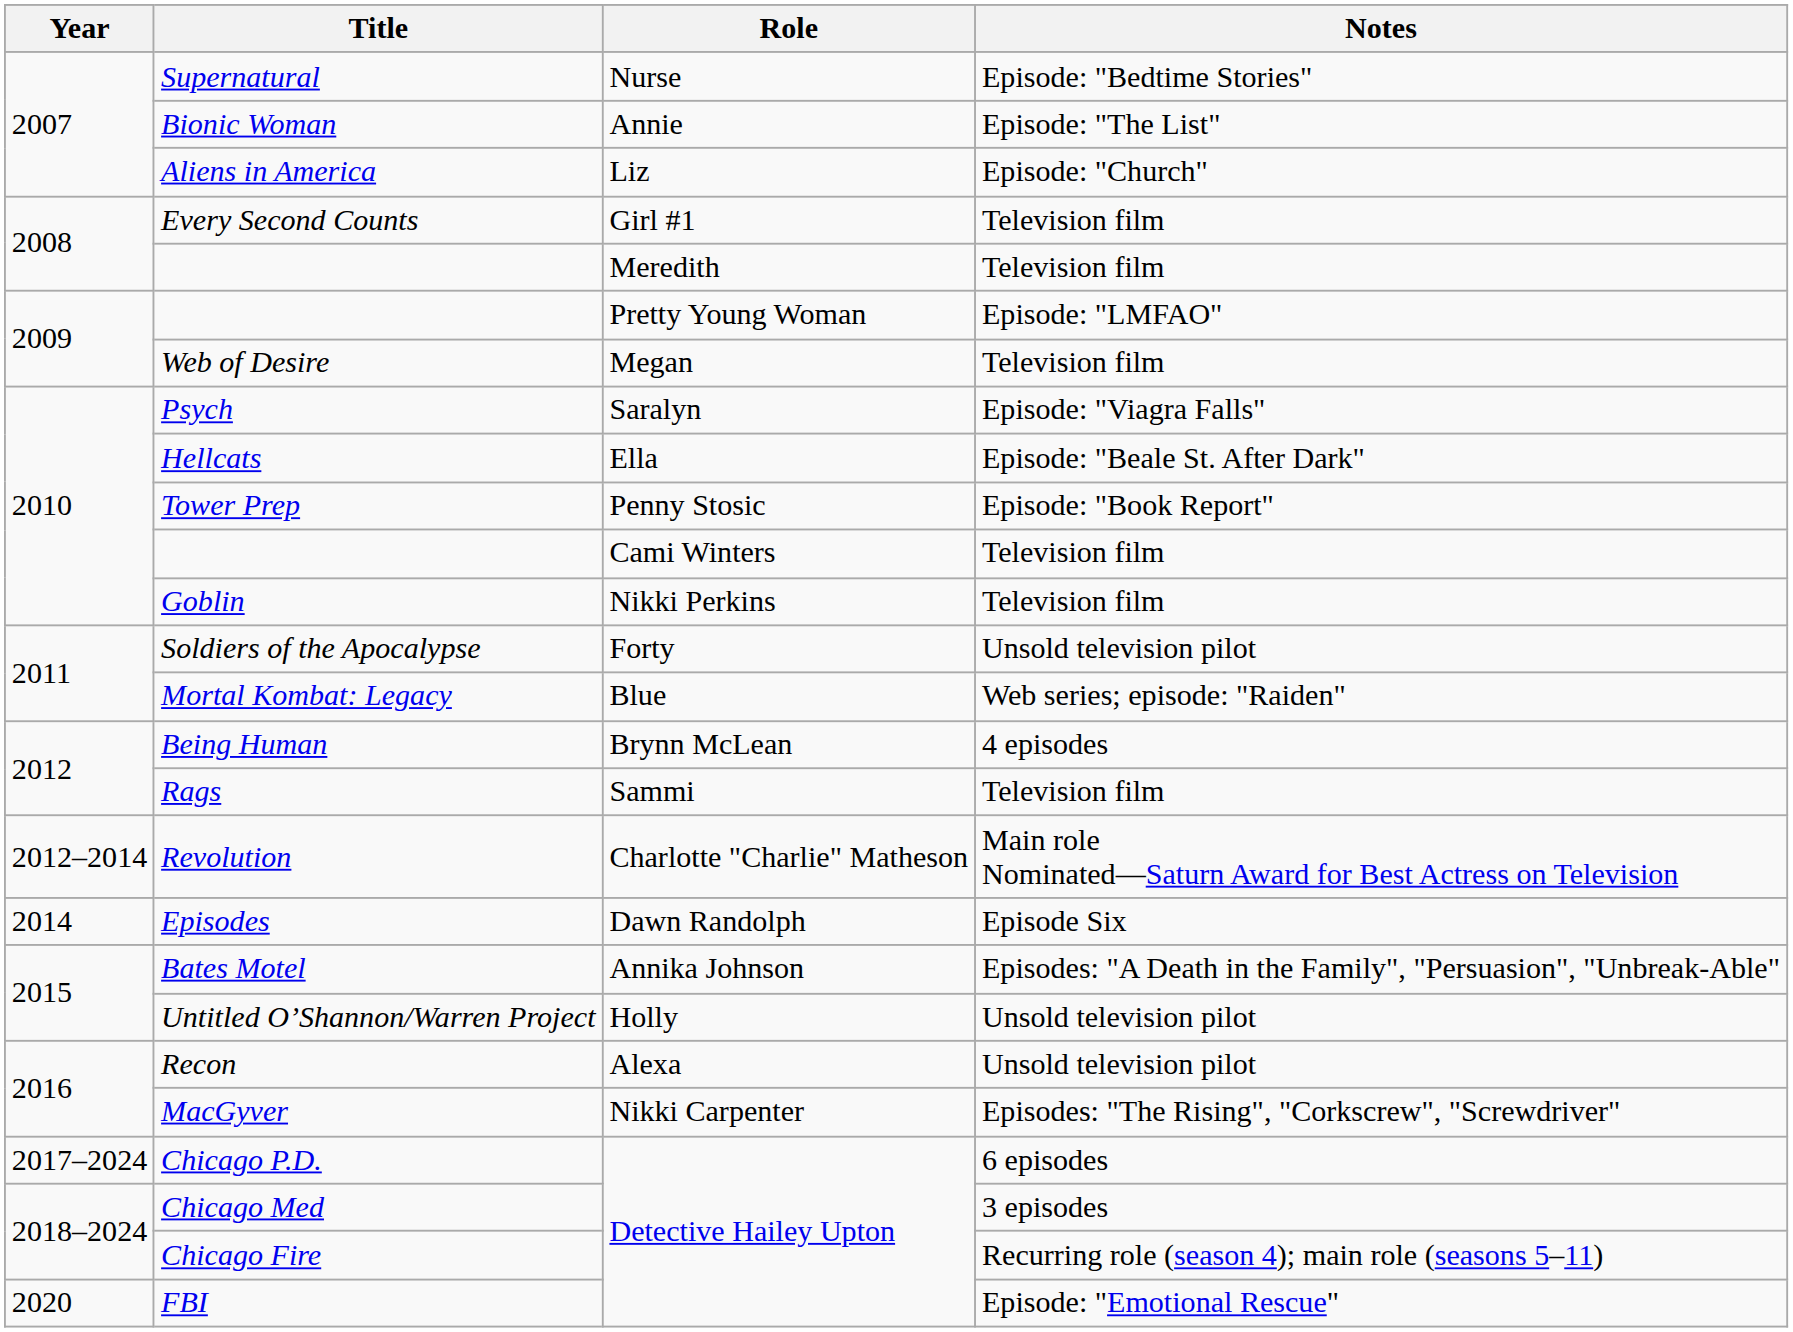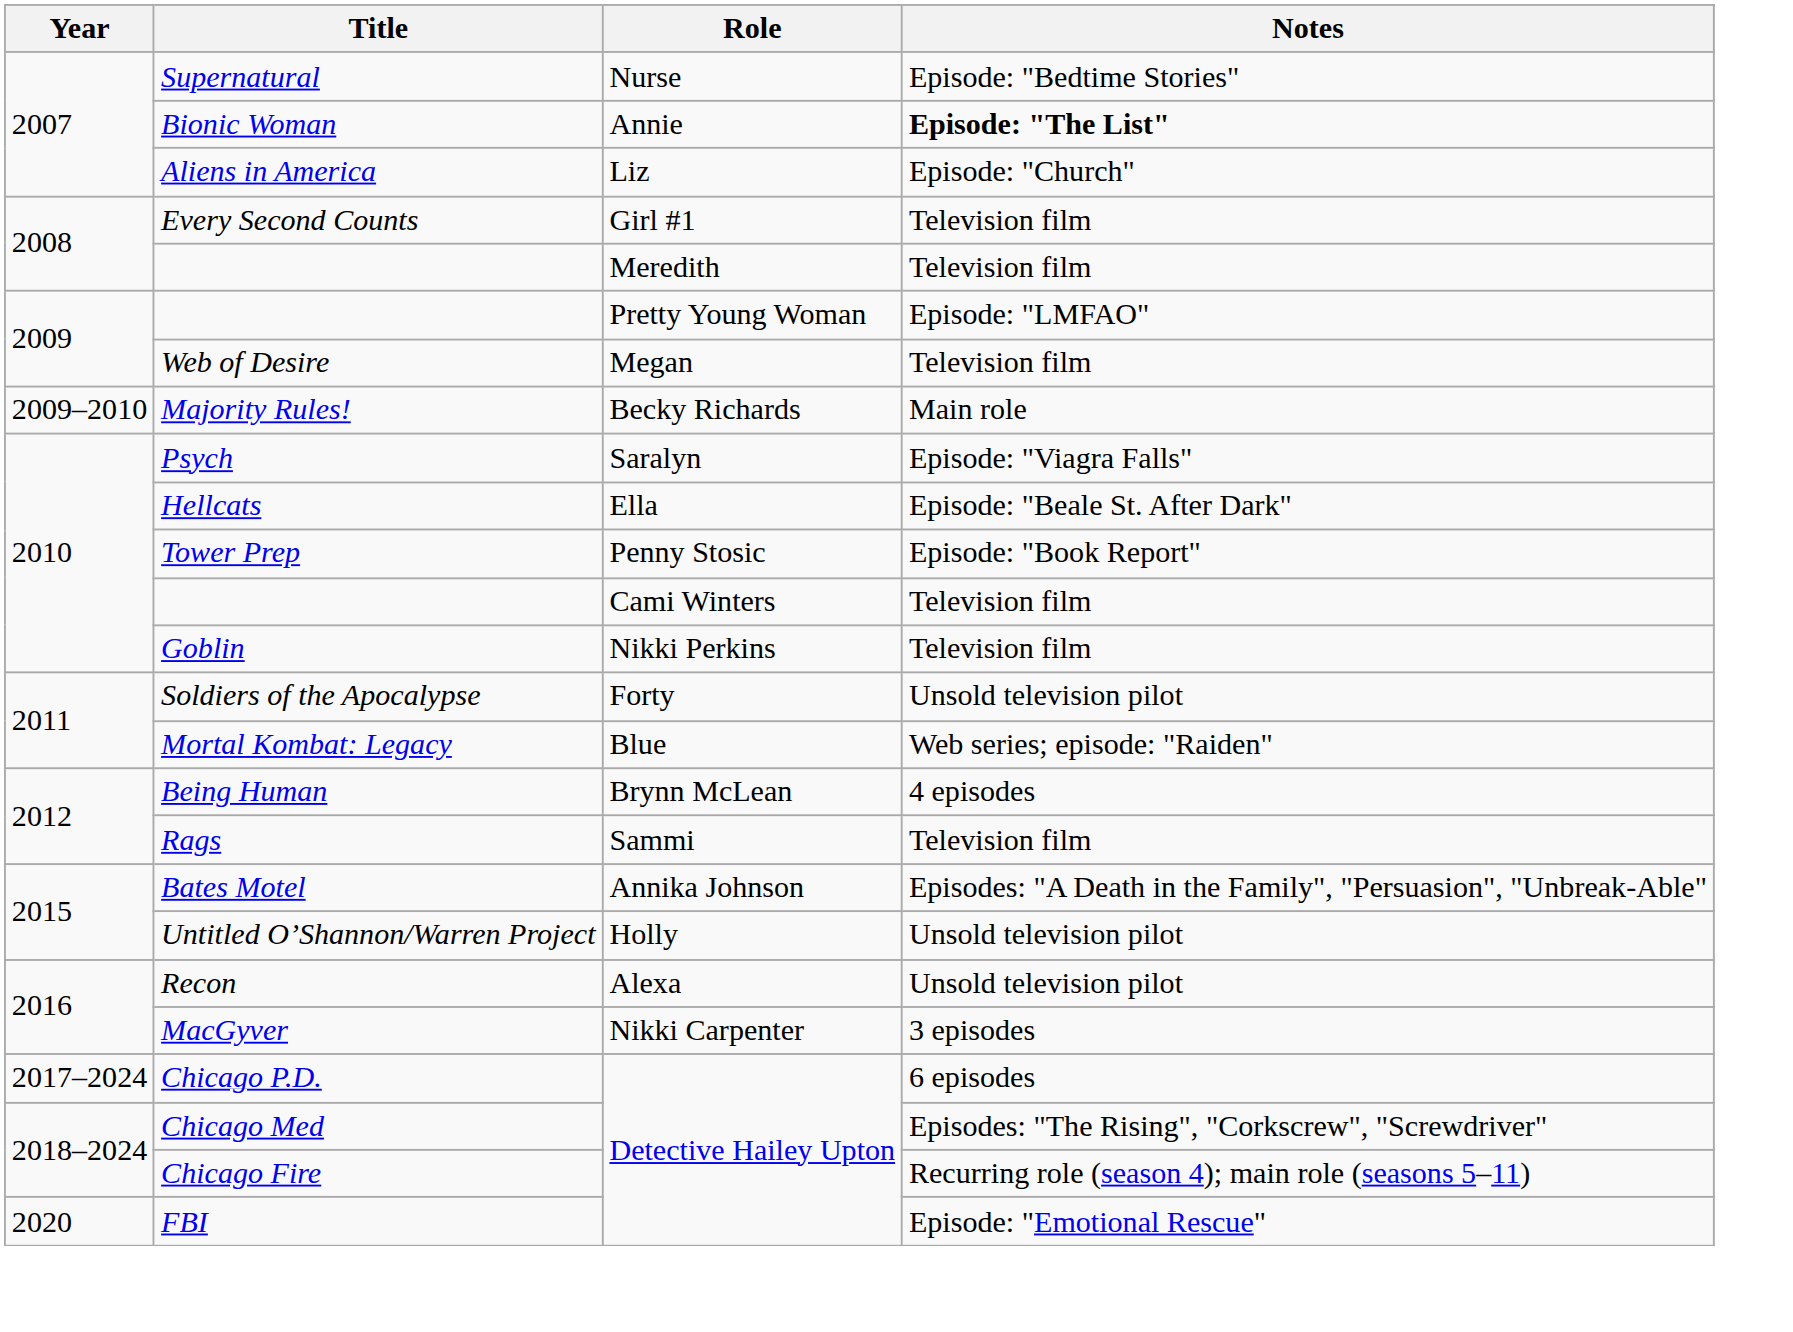(1101, 123) normal -> (1039, 123) bold
+ row: (256, 409)
- row: (226, 856)
- row: (215, 920)
(1301, 1111) Episodes: "The Rising", "Corkscrew", "Screwdriver" -> (972, 1030) 3 episodes
(1045, 1207) 3 episodes -> (1228, 1125) Episodes: "The Rising", "Corkscrew", "Screwdriver"
